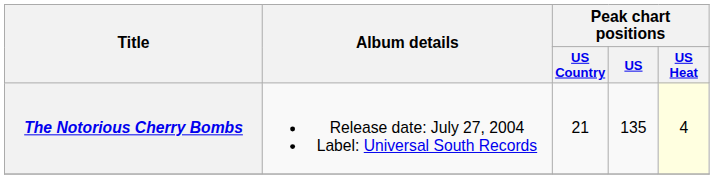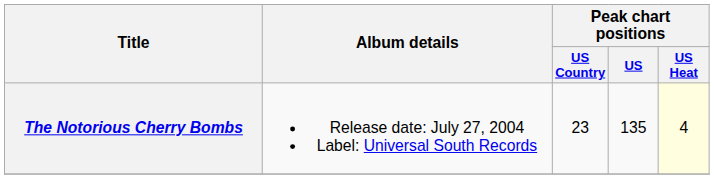(580, 128) 21 -> (580, 128) 23
